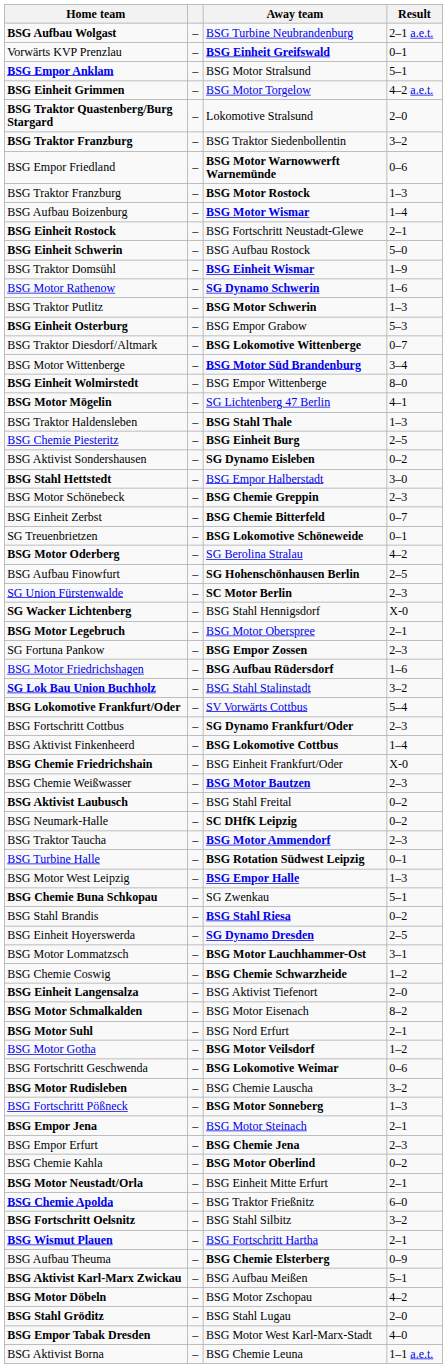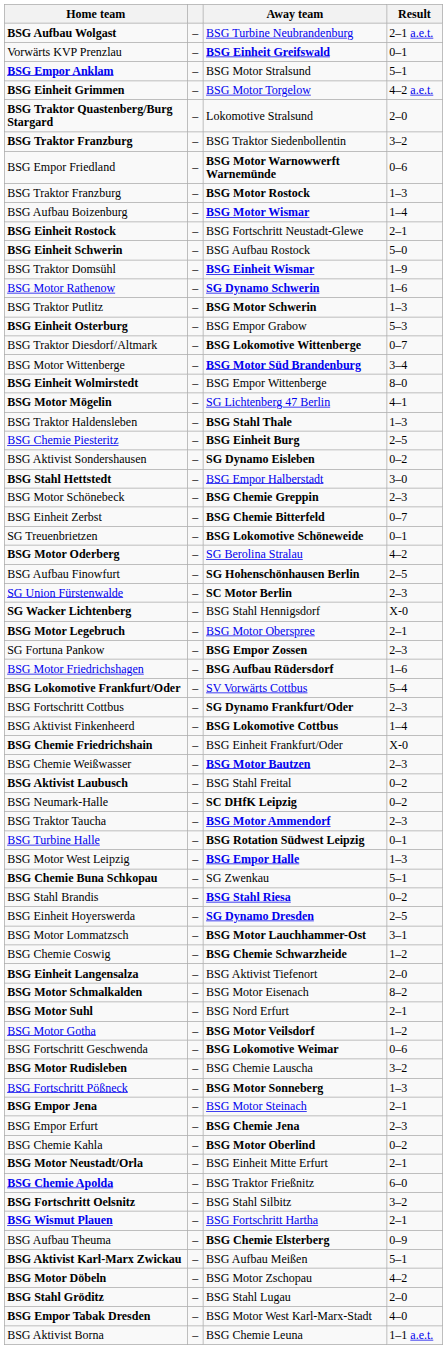- row: (258, 688)
